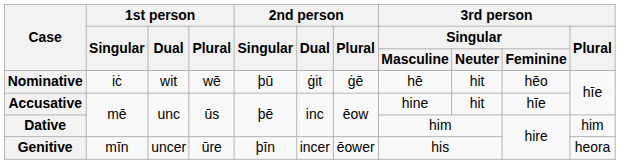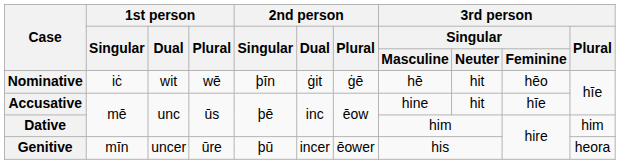(265, 81) þū -> (265, 81) þīn
(265, 147) þīn -> (265, 147) þū
